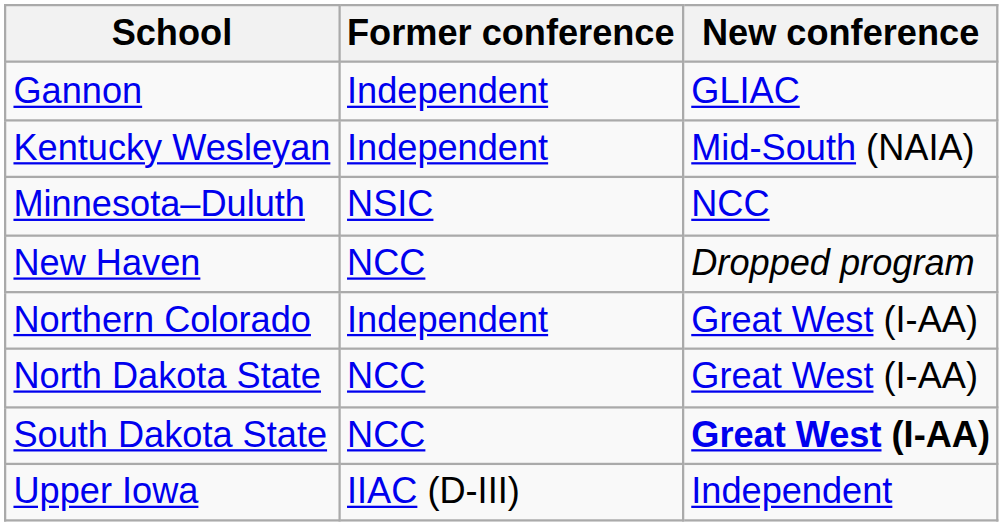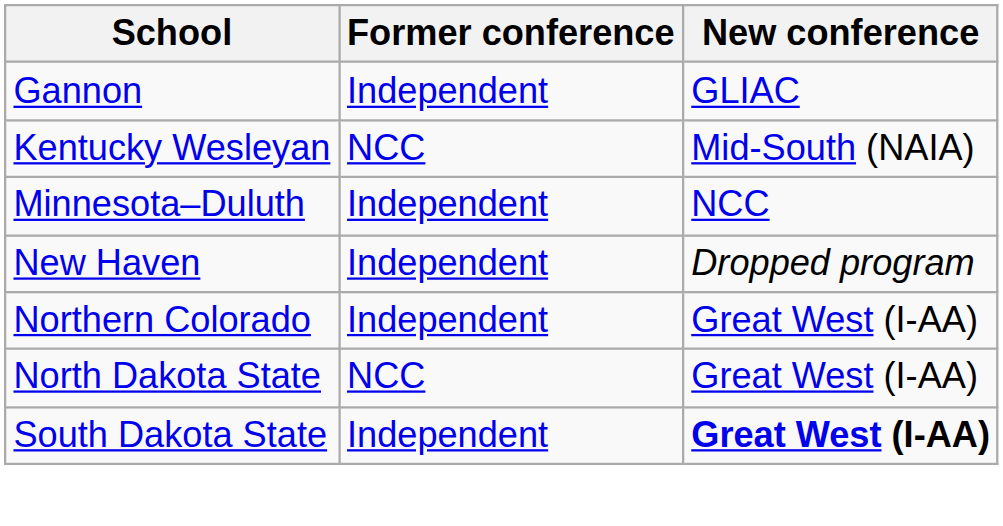(448, 147) Independent -> (386, 147) NCC
(390, 205) NSIC -> (448, 205) Independent
(386, 262) NCC -> (448, 262) Independent
(386, 434) NCC -> (448, 434) Independent
- row: (106, 491)
